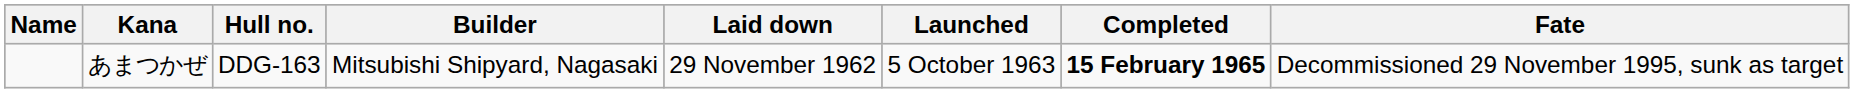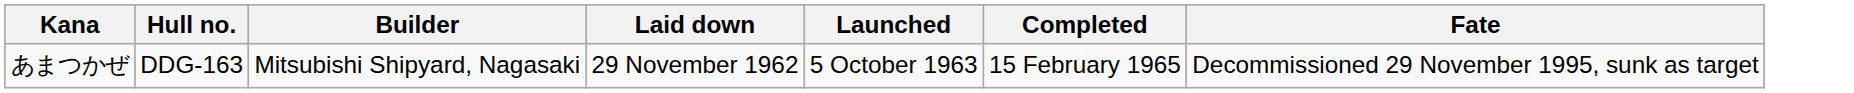- column: (44, 24)
(1166, 65) bold -> (1085, 65) normal
